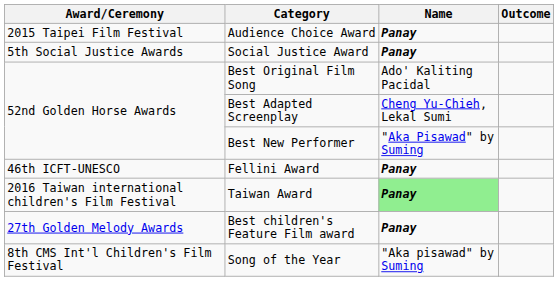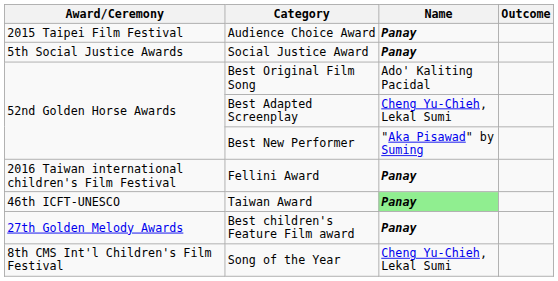(64, 169) 46th ICFT-UNESCO -> (95, 176) 2016 Taiwan international children's Film Festival
(95, 195) 2016 Taiwan international children's Film Festival -> (64, 201) 46th ICFT-UNESCO
(438, 260) "Aka pisawad" by Suming -> (434, 260) Cheng Yu-Chieh, Lekal Sumi
